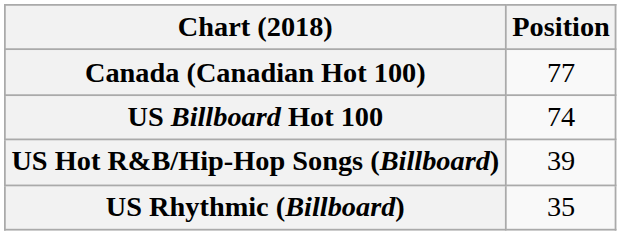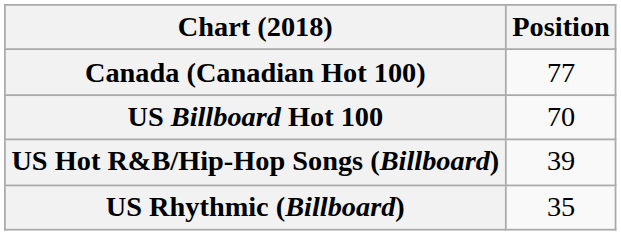(561, 116) 74 -> (561, 116) 70
